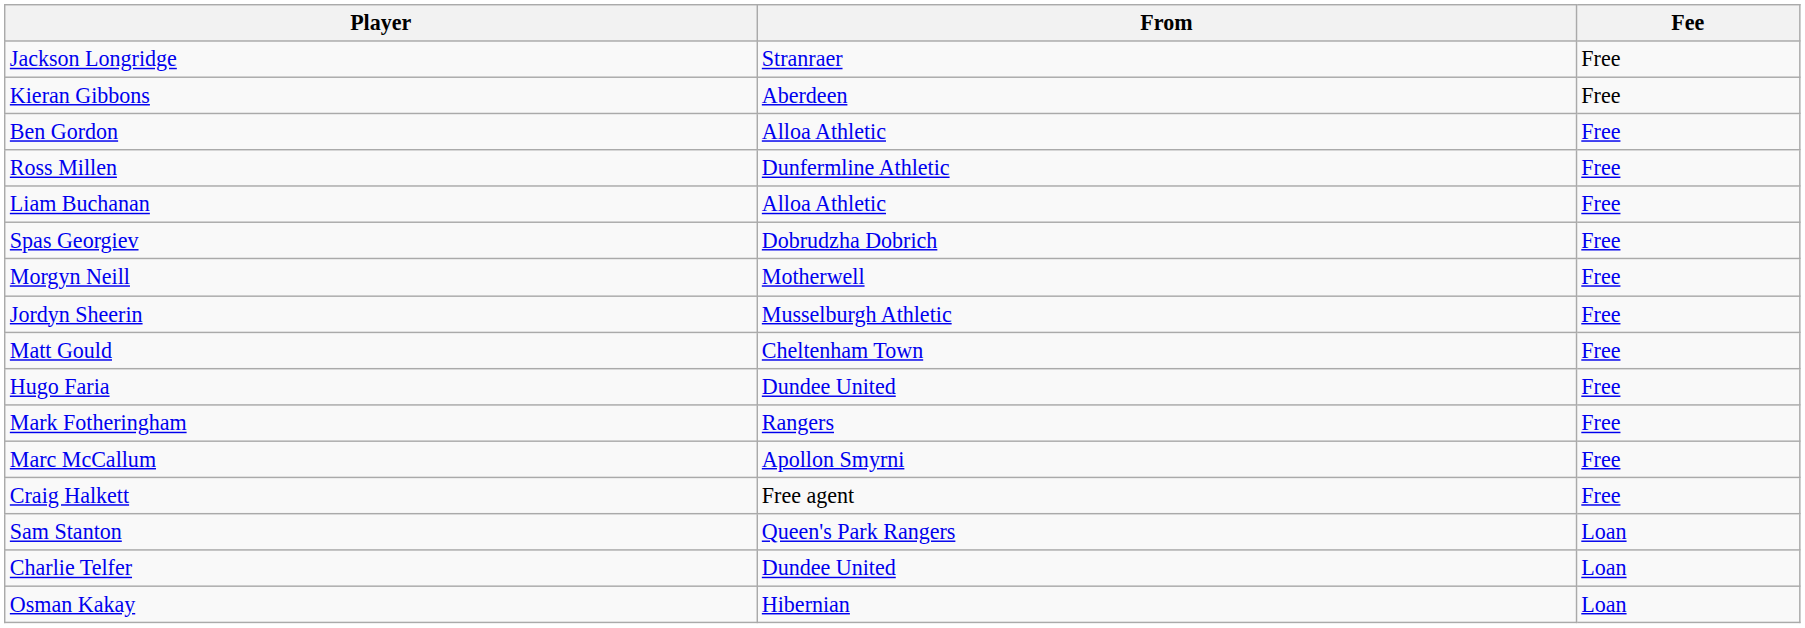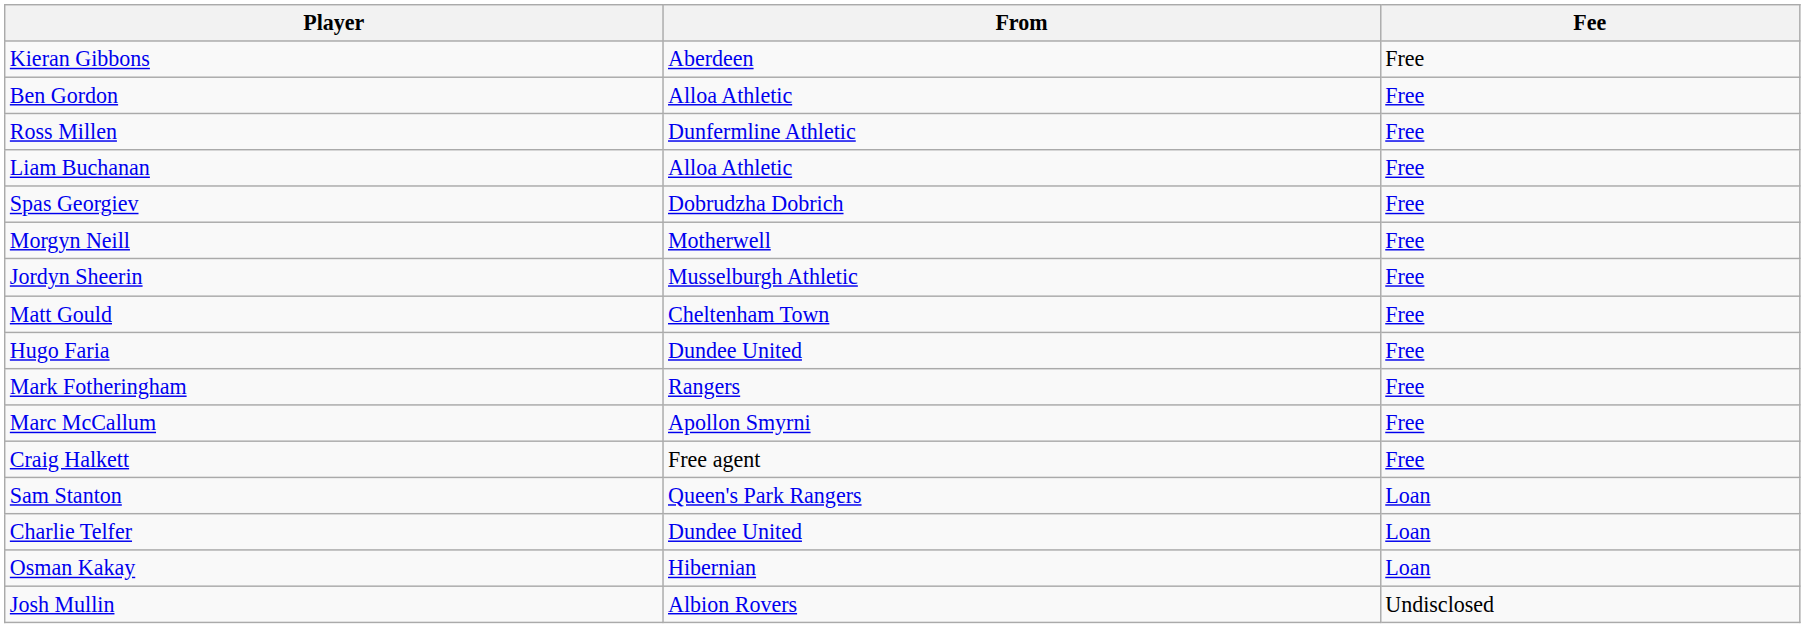- row: (93, 59)
+ row: (62, 604)
